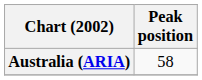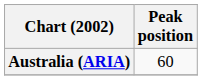(165, 61) 58 -> (165, 61) 60
